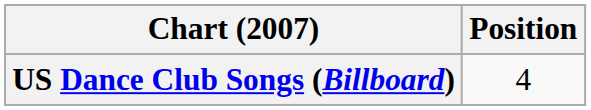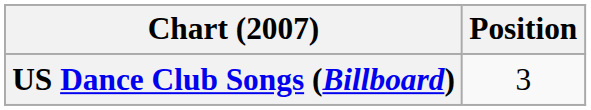(523, 79) 4 -> (523, 79) 3
